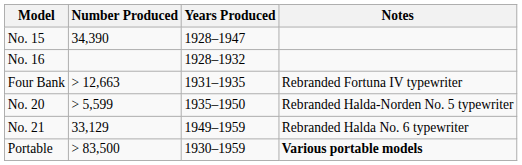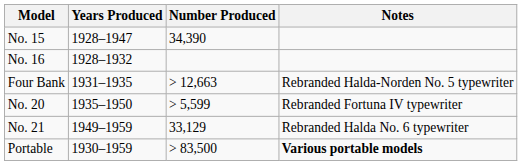columns swapped: (230, 16) <-> (125, 16)
(372, 83) Rebranded Fortuna IV typewriter -> (398, 83) Rebranded Halda-Norden No. 5 typewriter
(398, 105) Rebranded Halda-Norden No. 5 typewriter -> (372, 105) Rebranded Fortuna IV typewriter
